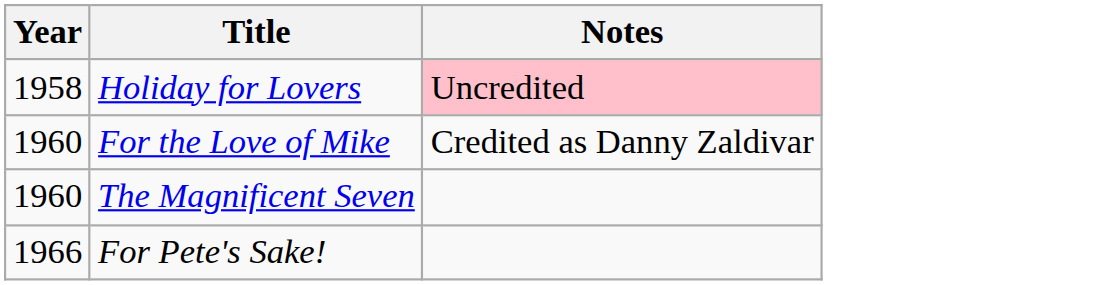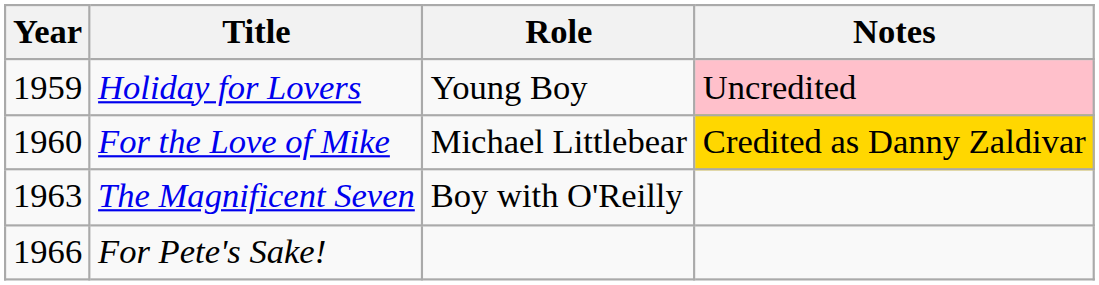+ column: (559, 31)
(48, 86) 1958 -> (48, 86) 1959
(622, 141) no background -> (894, 141) gold background
(48, 196) 1960 -> (48, 196) 1963
